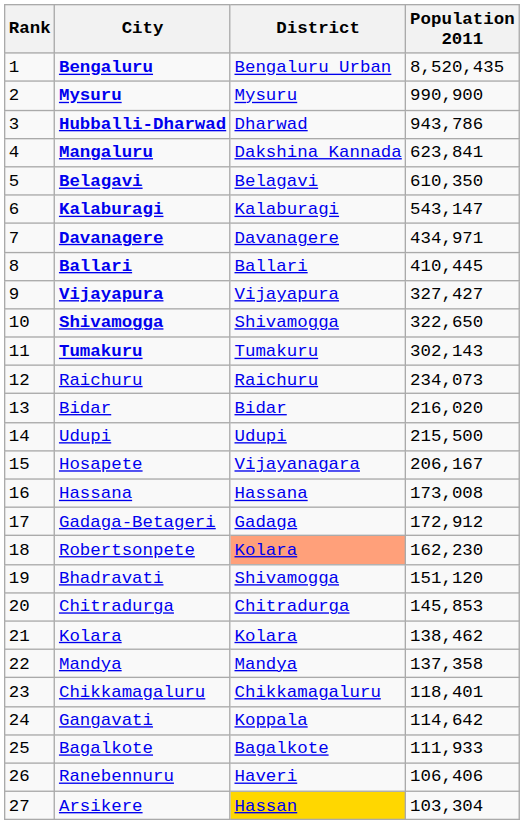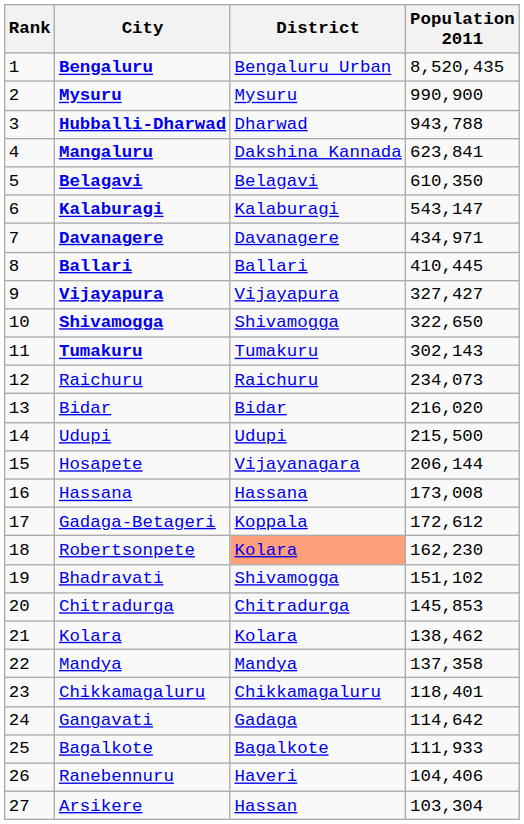(447, 124) 943,786 -> (447, 124) 943,788
(447, 465) 206,167 -> (447, 465) 206,144
(266, 522) Gadaga -> (271, 522) Koppala
(447, 522) 172,912 -> (447, 522) 172,612
(447, 578) 151,120 -> (447, 578) 151,102
(271, 720) Koppala -> (266, 720) Gadaga
(447, 777) 106,406 -> (447, 777) 104,406
(266, 806) gold background -> (266, 806) no background
